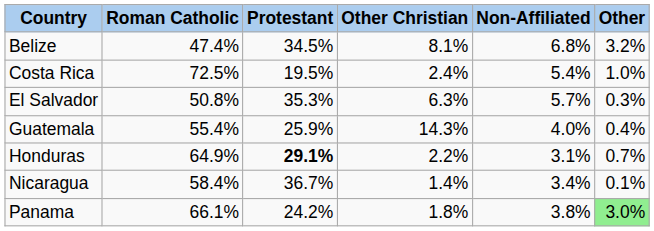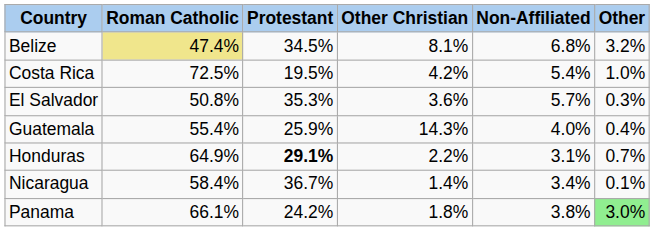(214, 45) no background -> (214, 45) khaki background
(448, 73) 2.4% -> (448, 73) 4.2%
(448, 101) 6.3% -> (448, 101) 3.6%
